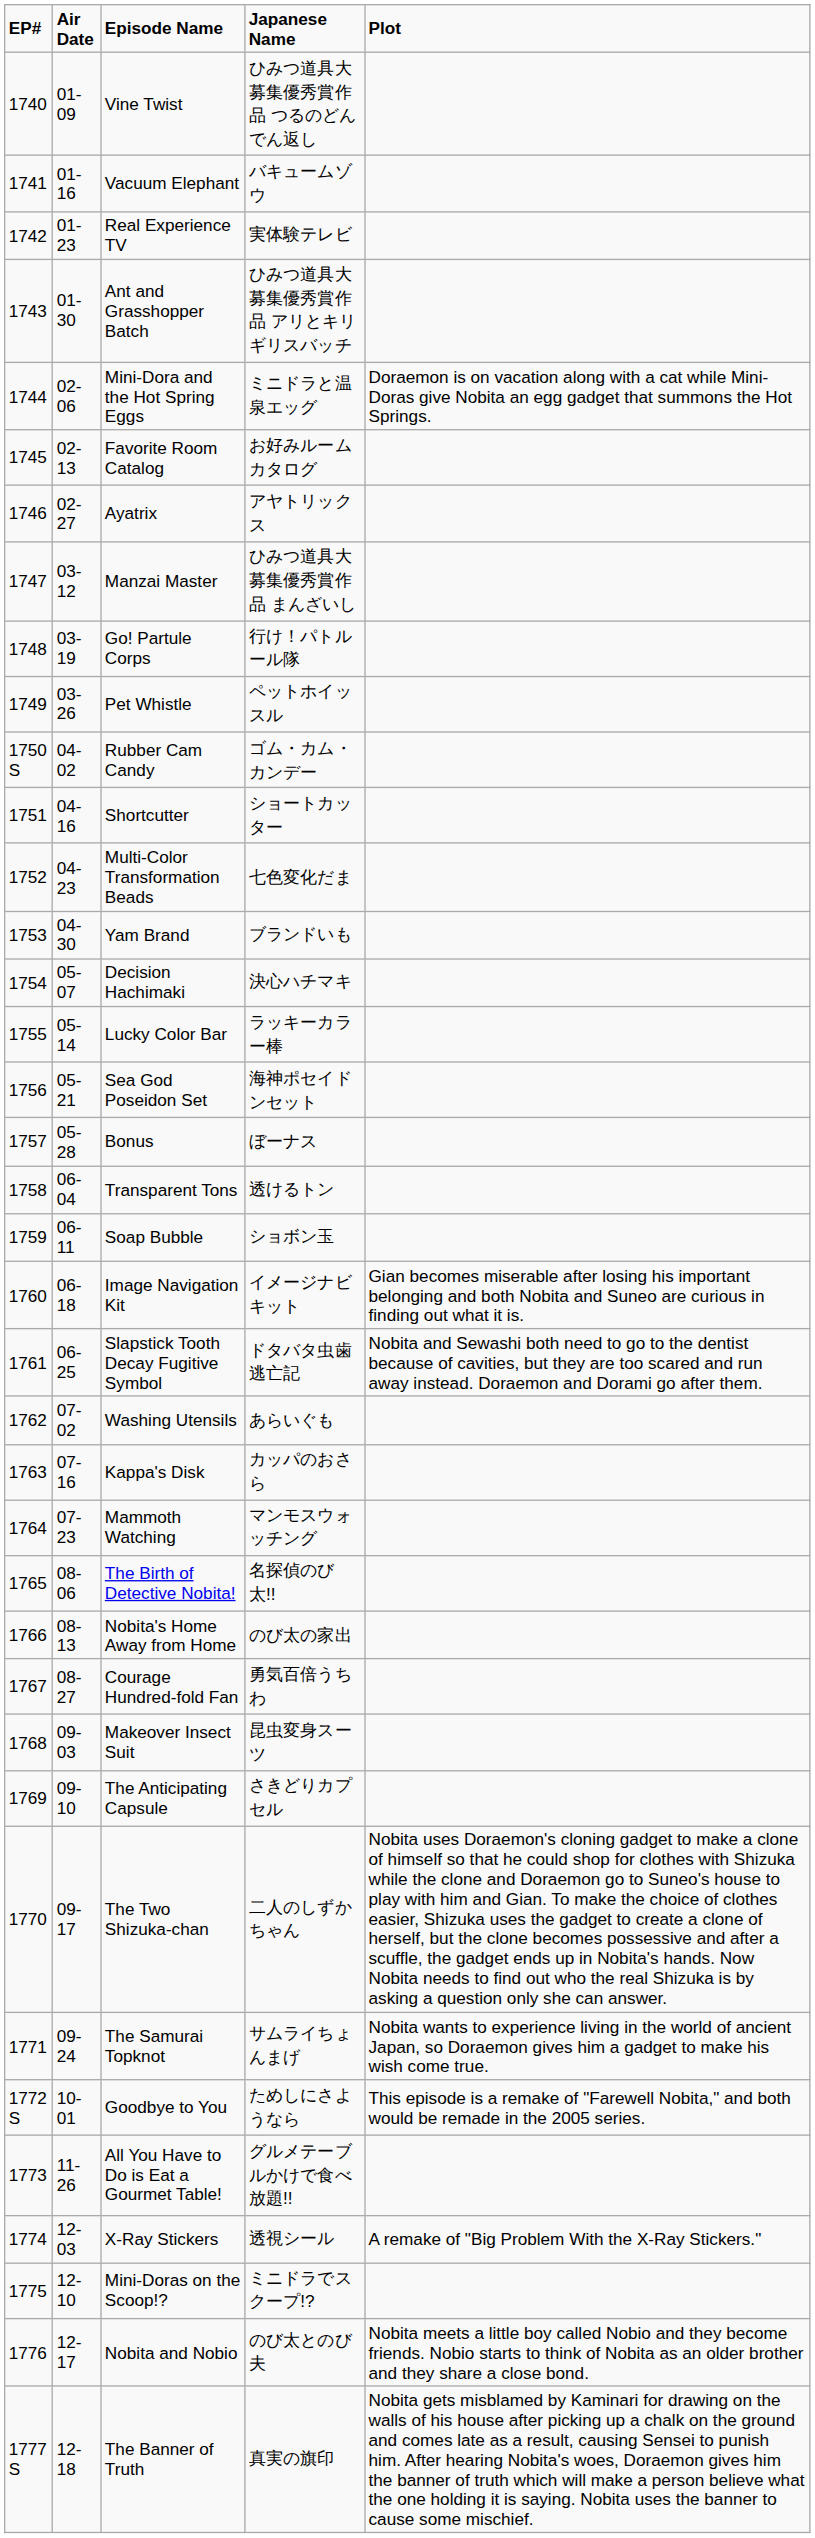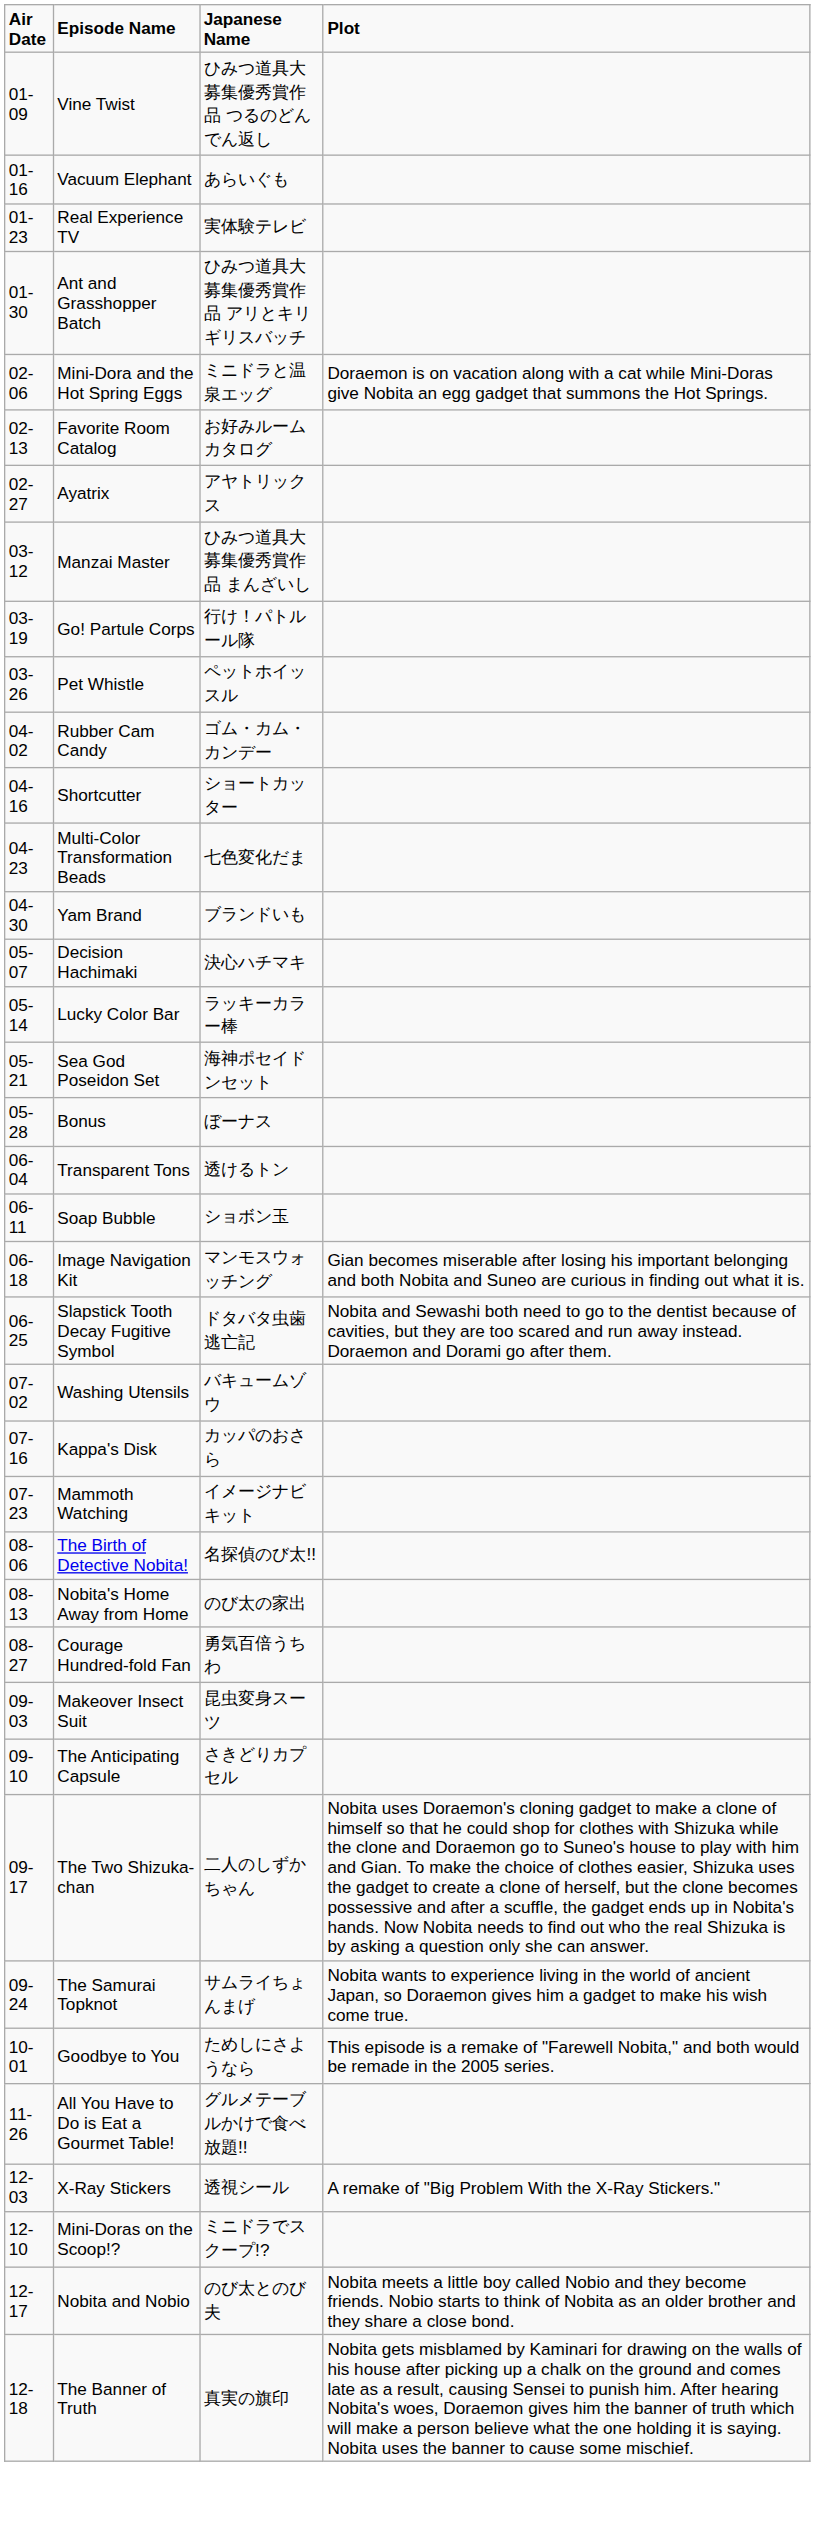- column: (25, 29)
(300, 183) バキュームゾウ -> (247, 179) あらいぐも
(300, 1294) イメージナビキット -> (255, 1269) マンモスウォッチング
(292, 1420) あらいぐも -> (255, 1392) バキュームゾウ
(300, 1527) マンモスウォッチング -> (255, 1503) イメージナビキット
